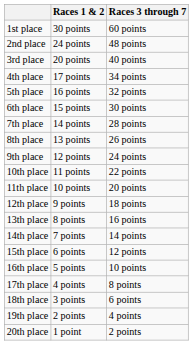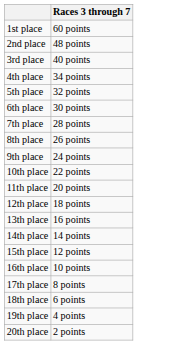- column: (79, 12)
